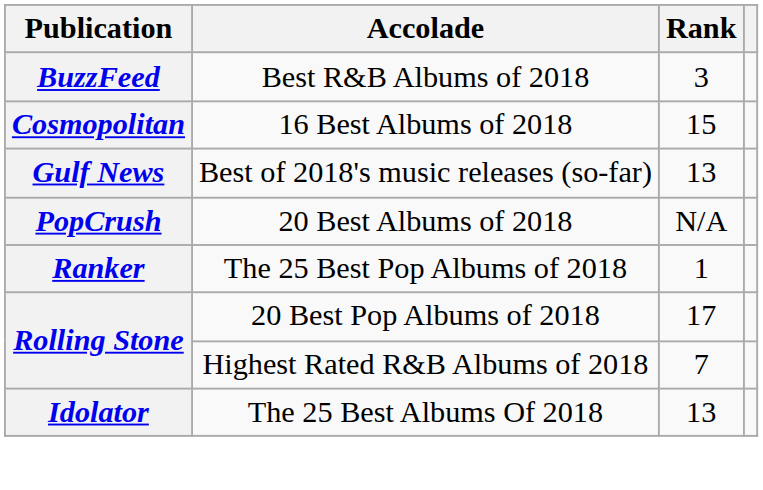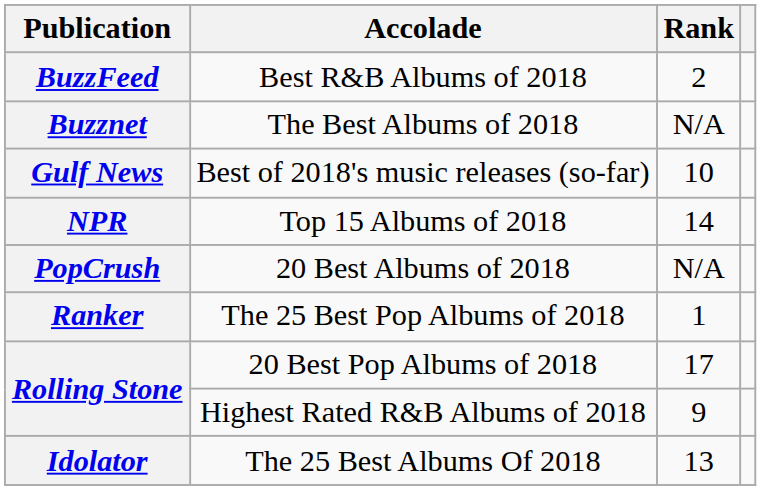(701, 76) 3 -> (699, 76) 2
+ row: (97, 124)
- row: (98, 124)
(701, 172) 13 -> (699, 172) 10
+ row: (97, 220)
(701, 364) 7 -> (699, 412) 9
